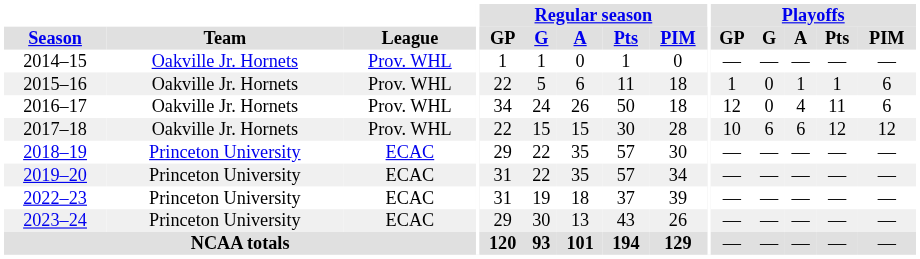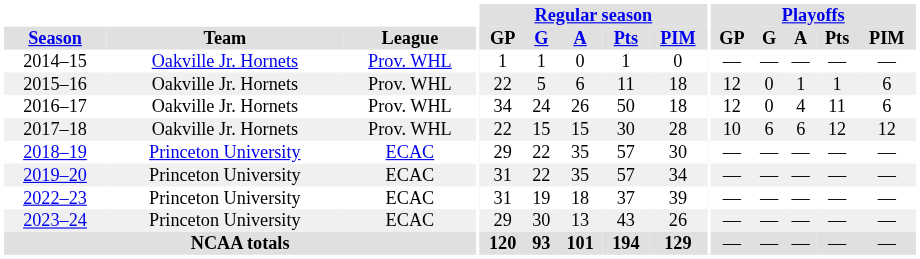(732, 83) 1 -> (732, 83) 12
